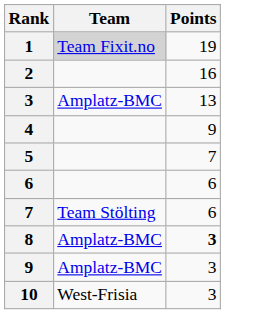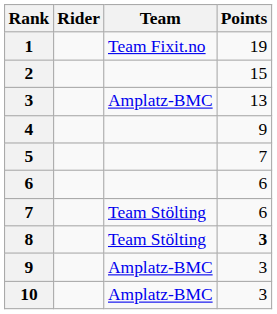+ column: (79, 18)
(106, 45) lightgrey background -> (157, 45) no background
(208, 73) 16 -> (258, 73) 15
(110, 239) Amplatz-BMC -> (157, 239) Team Stölting
(97, 294) West-Frisia -> (160, 294) Amplatz-BMC
